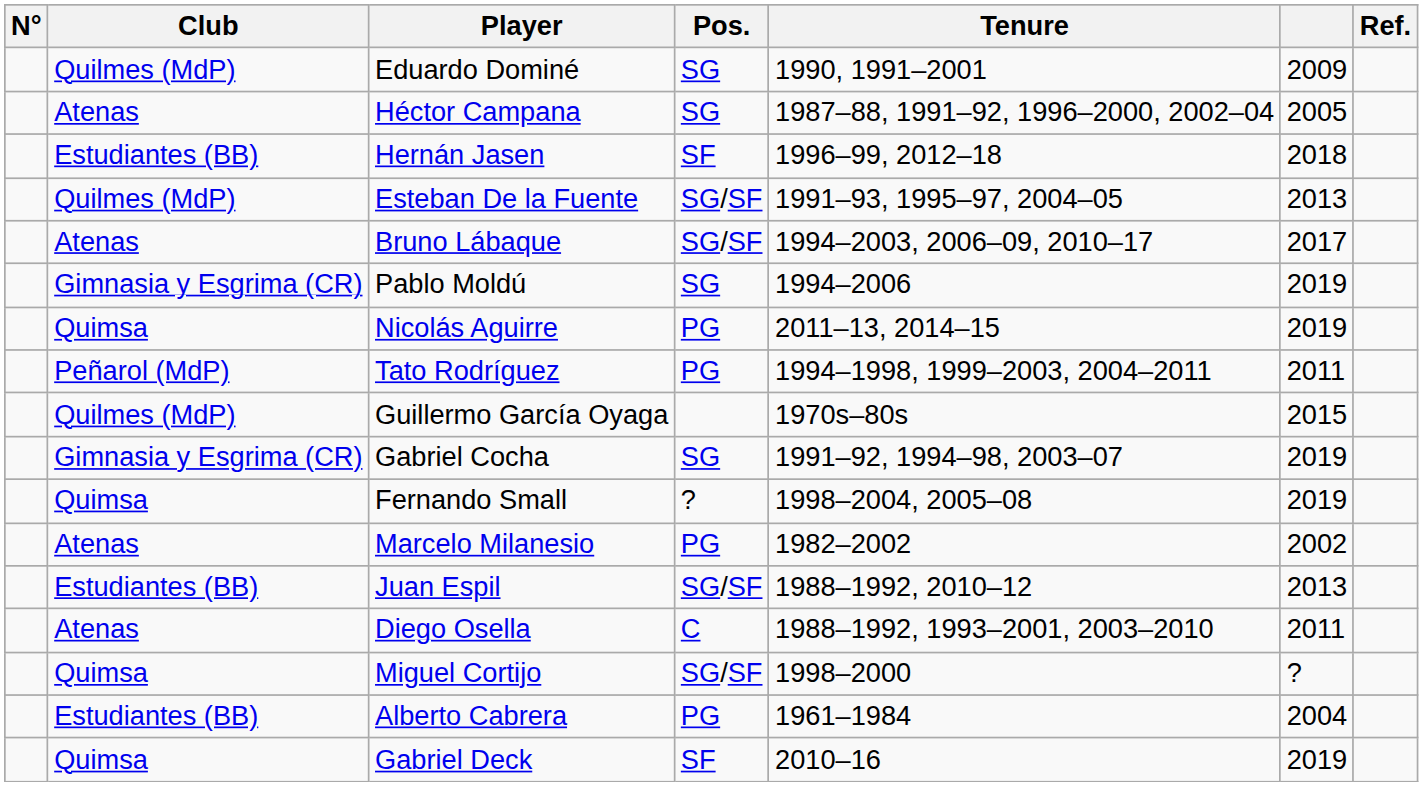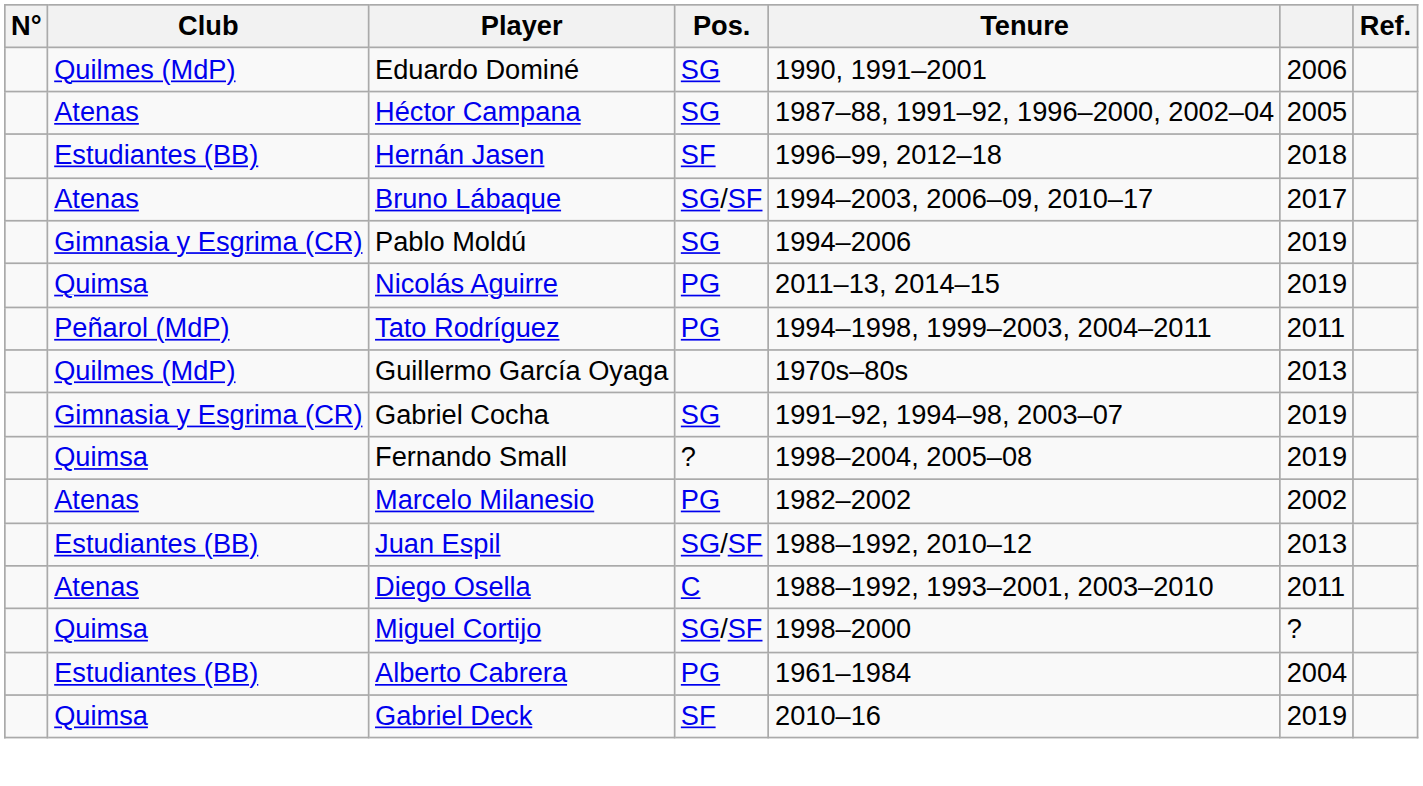(1317, 69) 2009 -> (1317, 69) 2006
- row: (507, 198)
(1317, 414) 2015 -> (1317, 371) 2013
